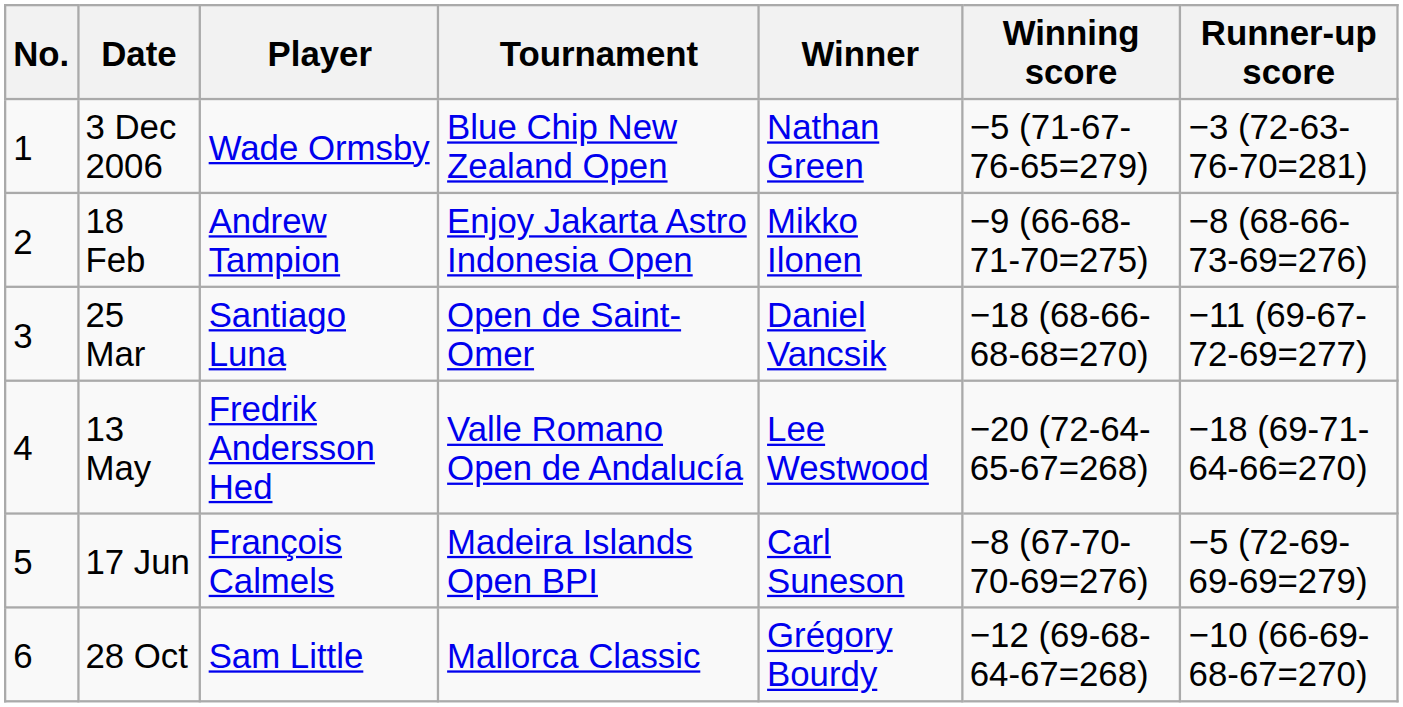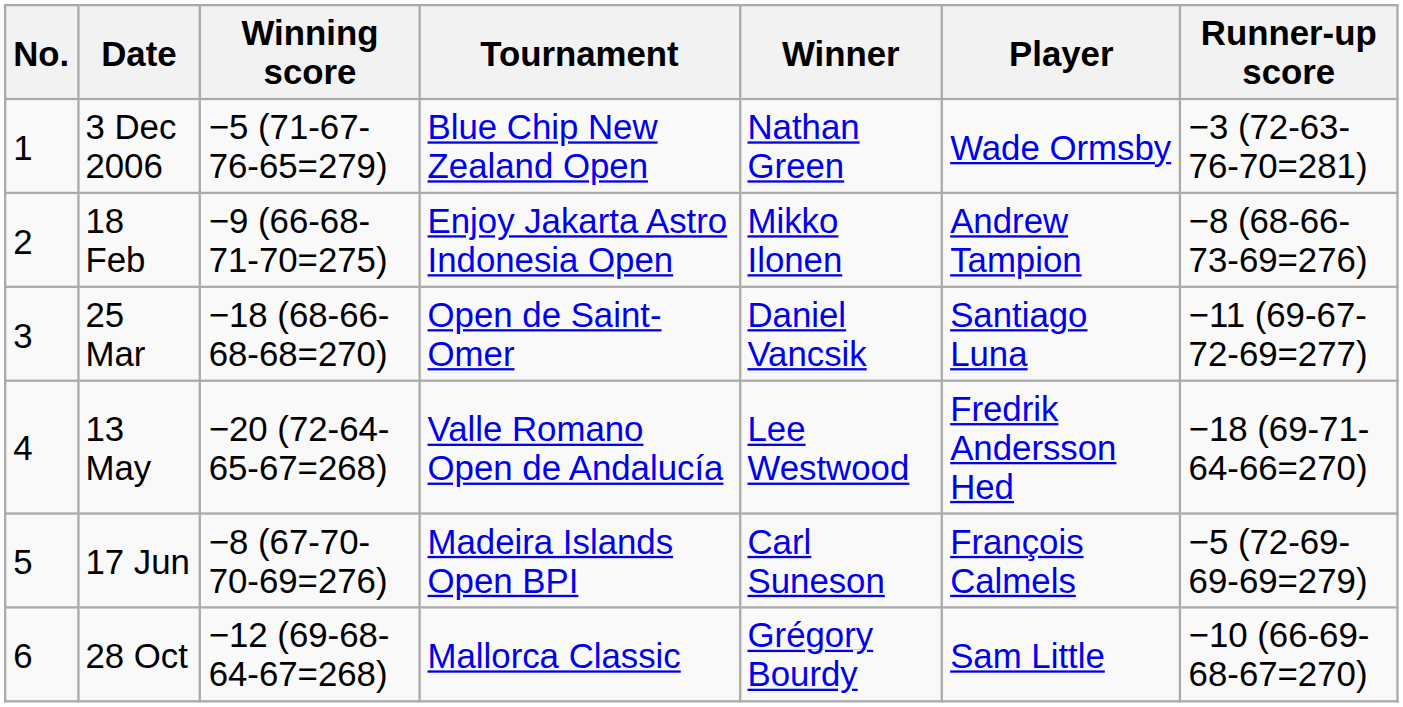columns swapped: (320, 52) <-> (1071, 52)
